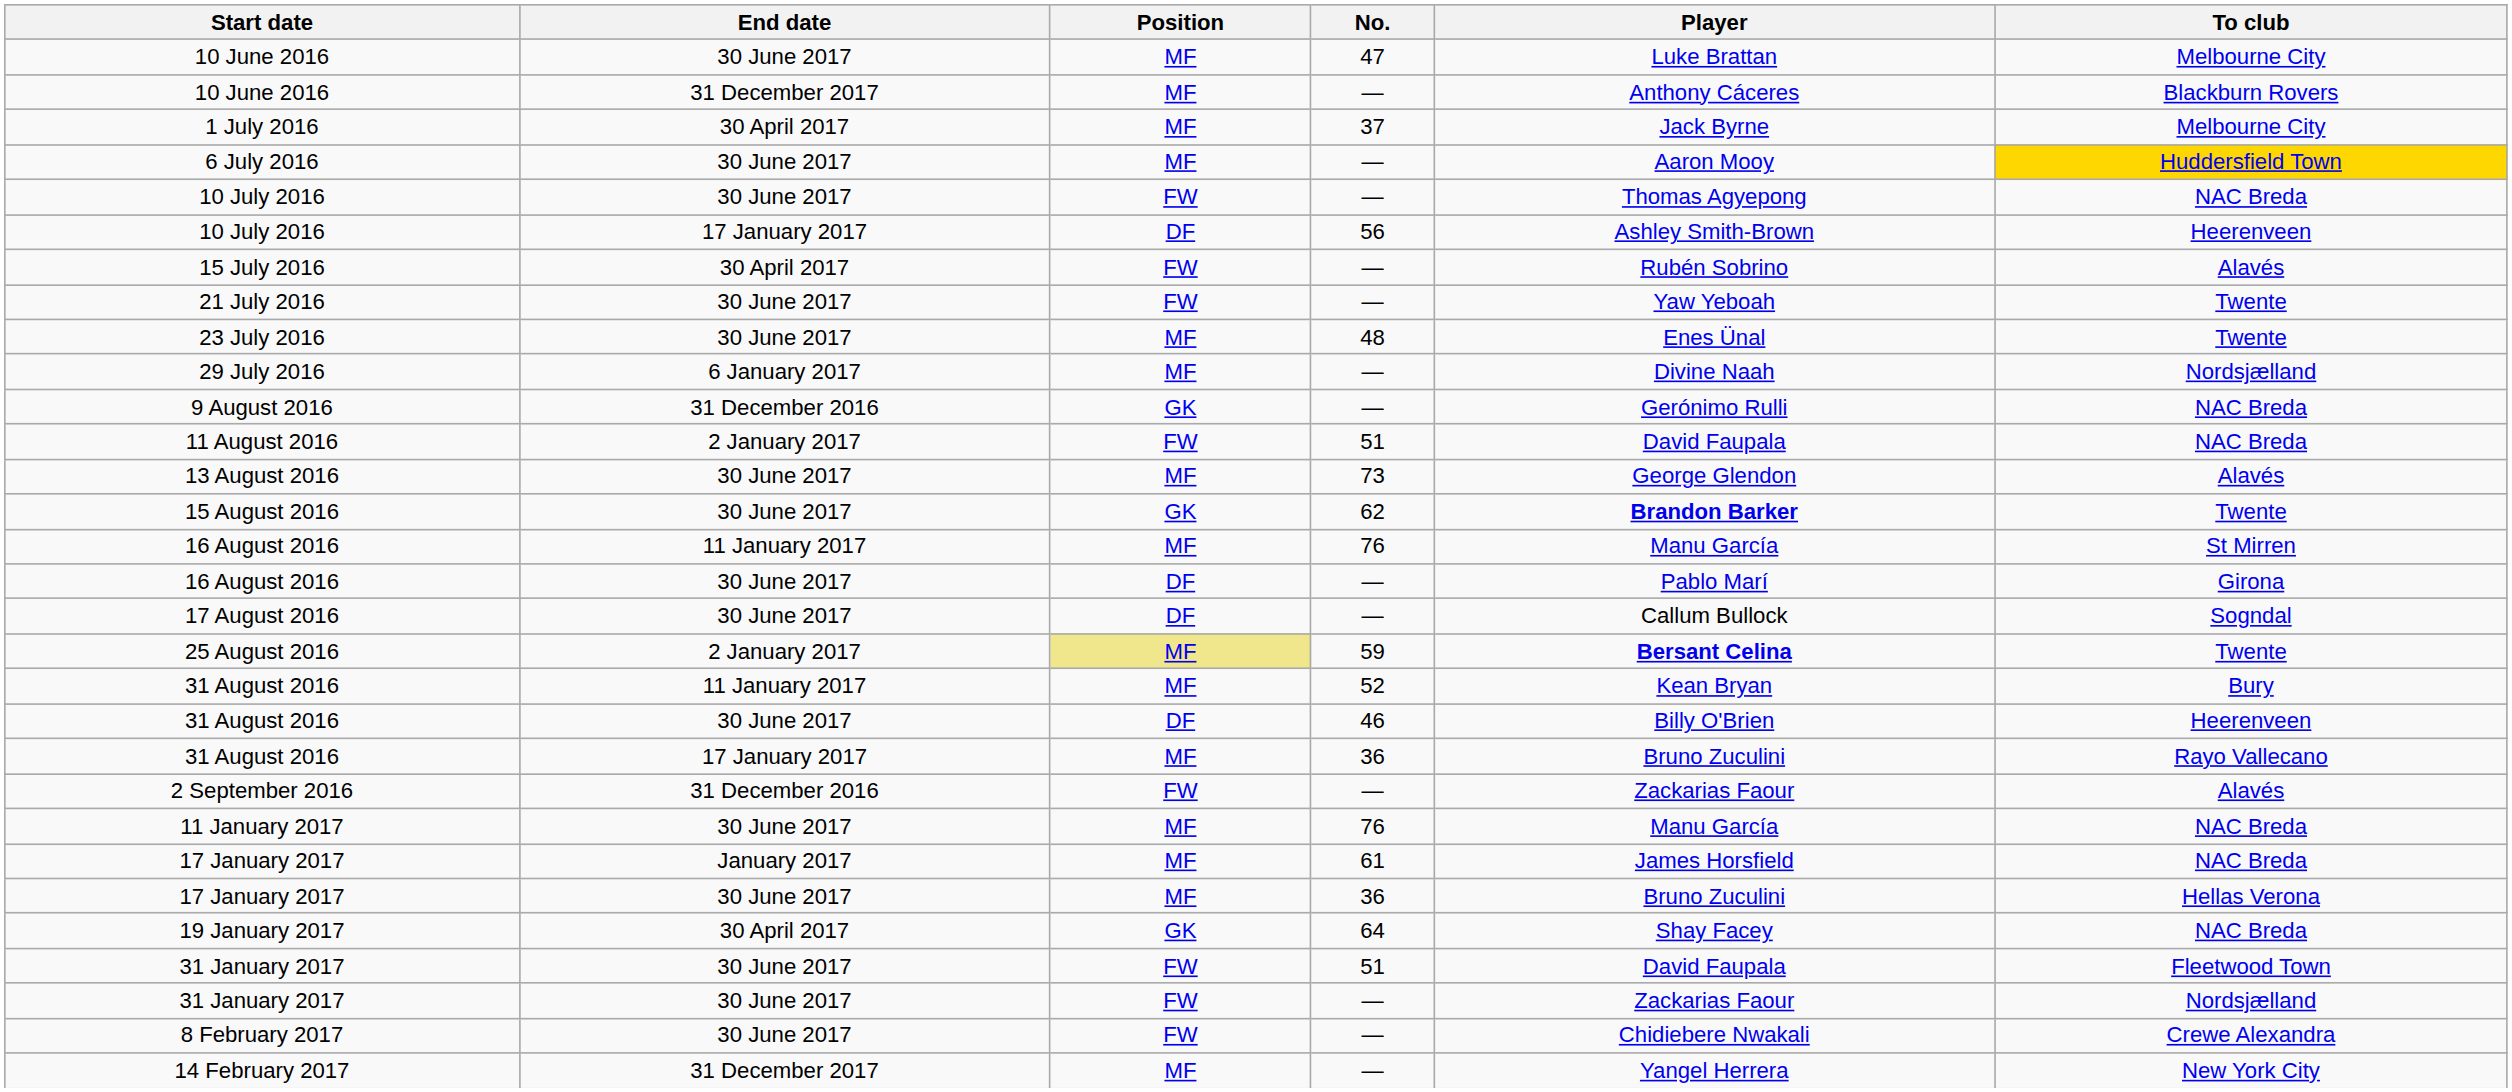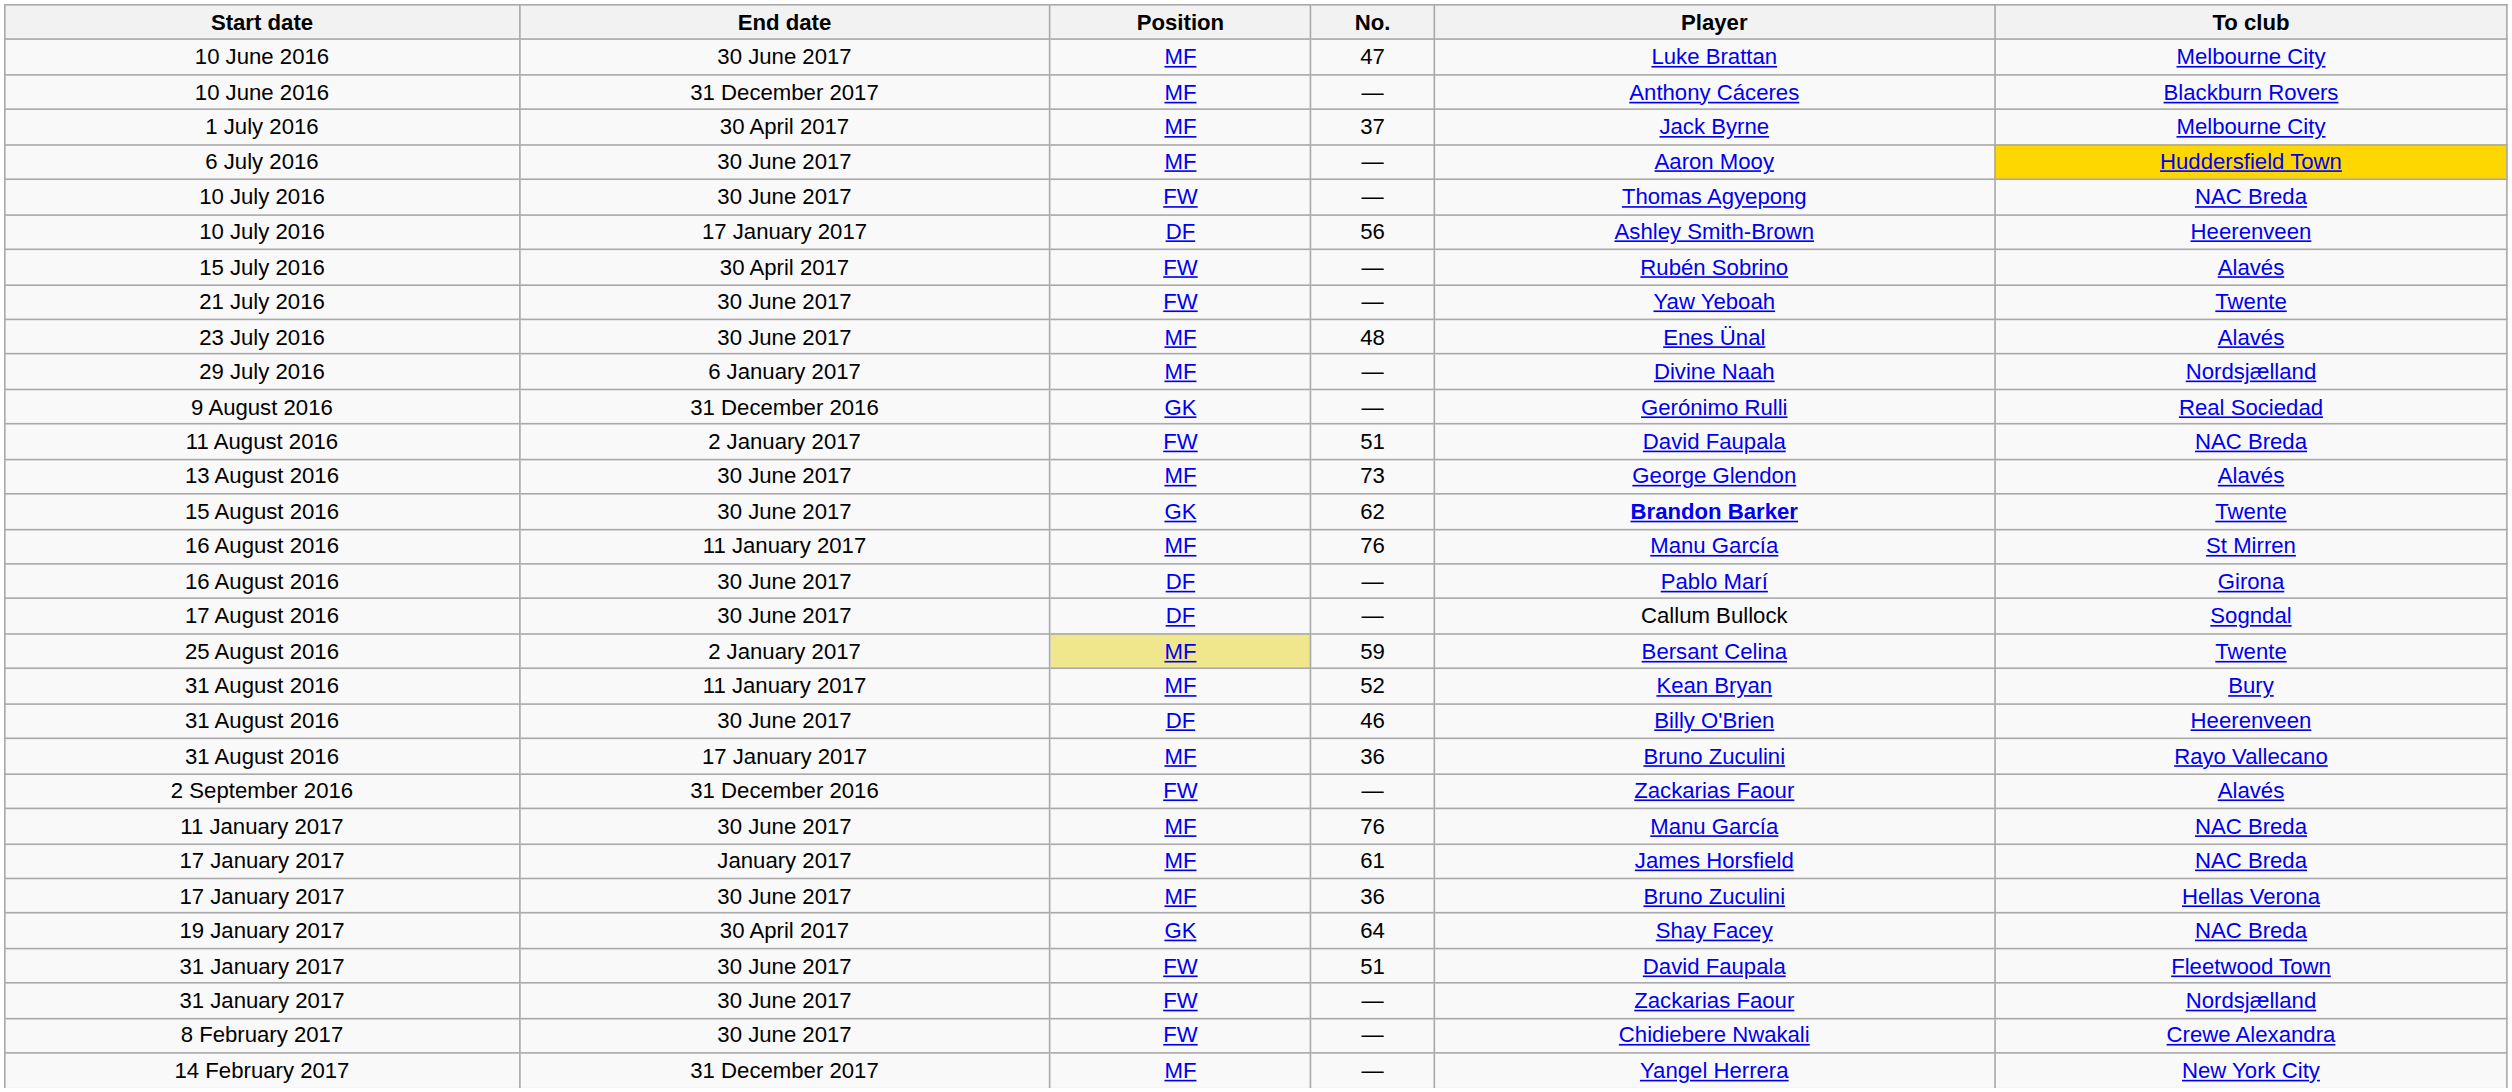(2251, 336) Twente -> (2251, 336) Alavés
(2251, 406) NAC Breda -> (2251, 406) Real Sociedad
(1714, 651) bold -> (1714, 651) normal
